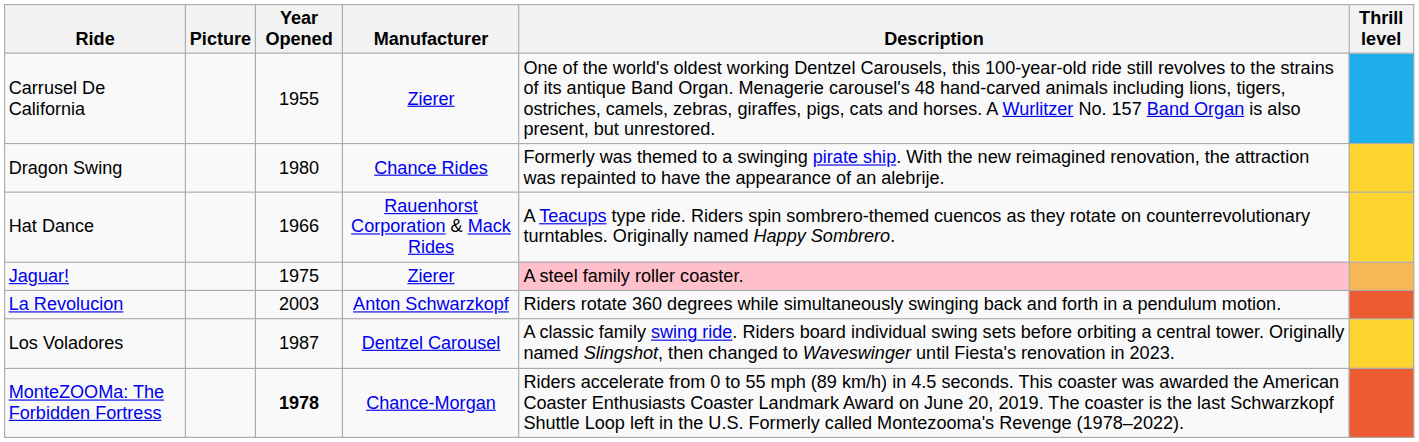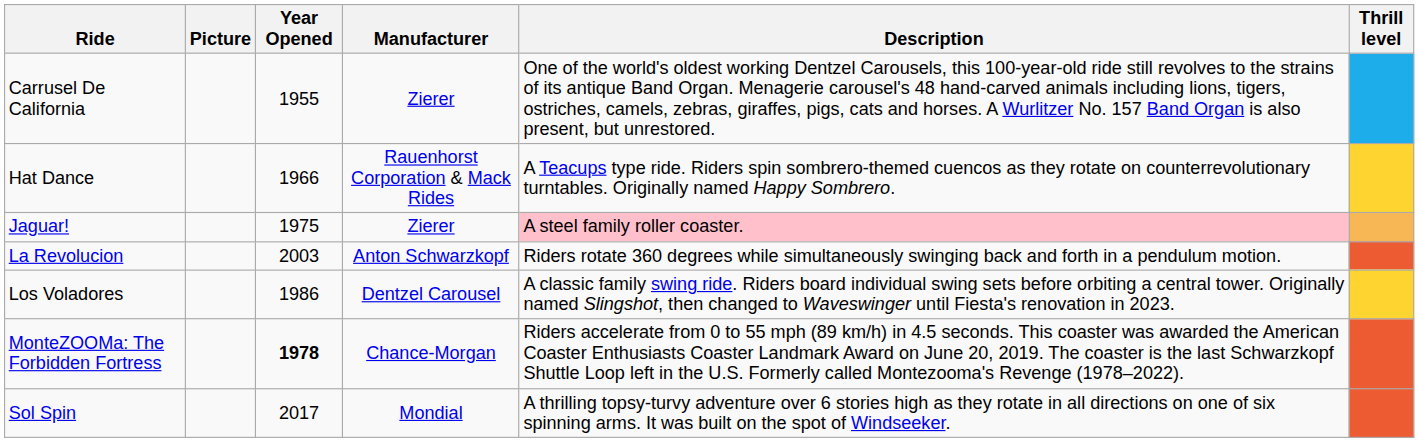- row: (66, 167)
(299, 343) 1987 -> (299, 294) 1986
+ row: (42, 412)
